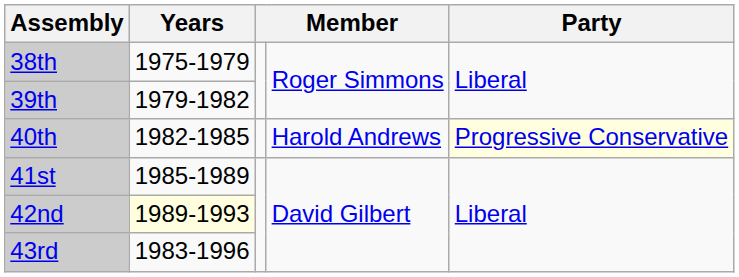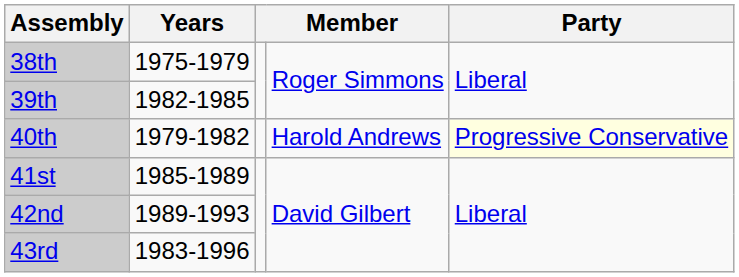(192, 99) 1979-1982 -> (192, 99) 1982-1985
(192, 137) 1982-1985 -> (192, 137) 1979-1982
(192, 213) lightyellow background -> (192, 213) no background
